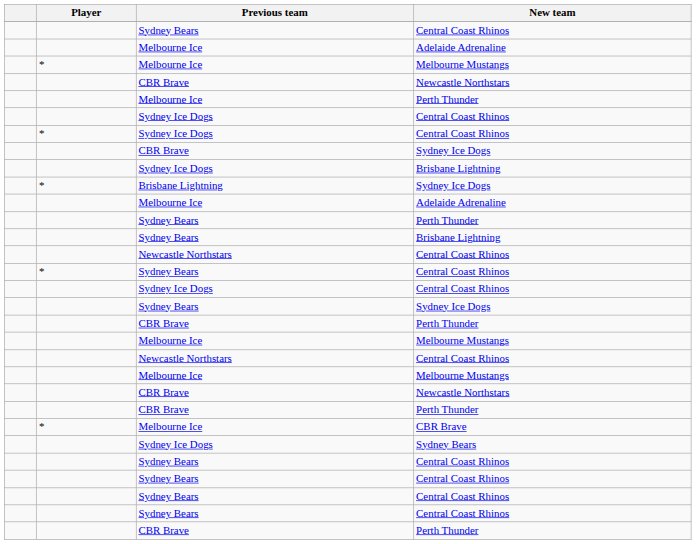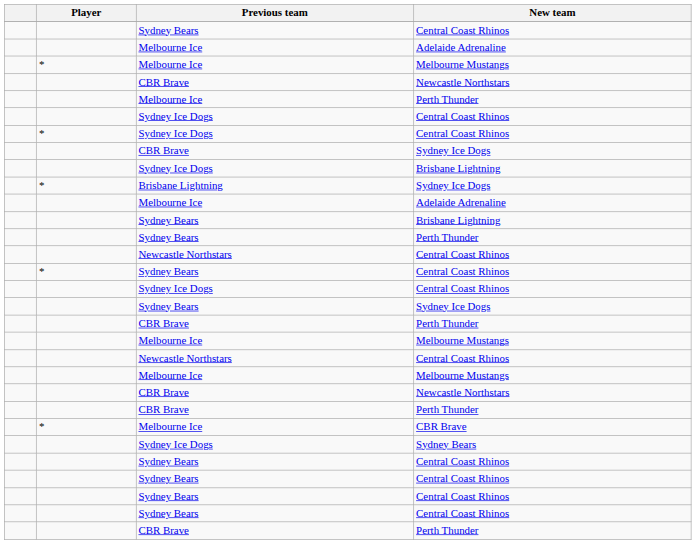rows swapped: (169, 237) <-> (169, 220)
